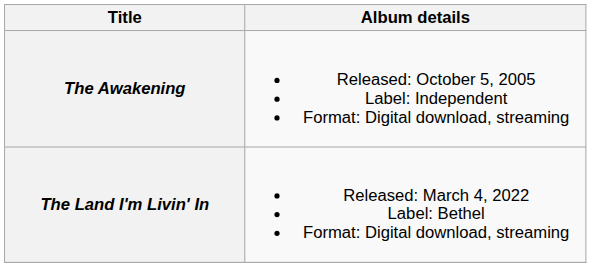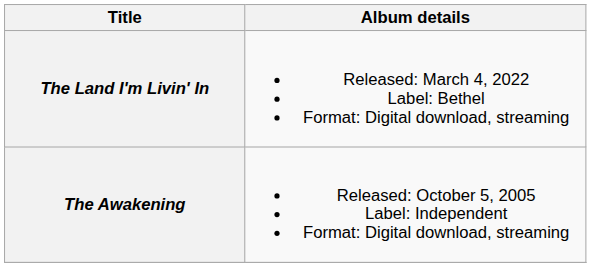rows swapped: (125, 88) <-> (125, 204)
